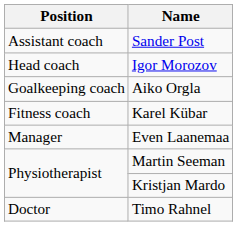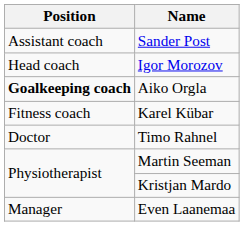(66, 88) normal -> (69, 88) bold
rows swapped: (172, 209) <-> (181, 137)
